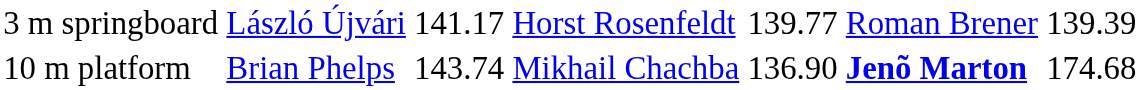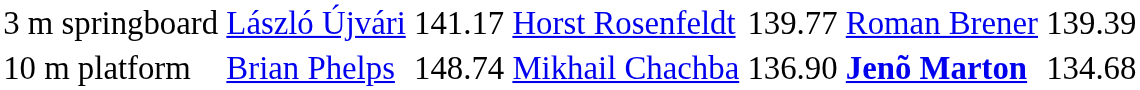(459, 68) 143.74 -> (459, 68) 148.74
(1091, 68) 174.68 -> (1091, 68) 134.68
